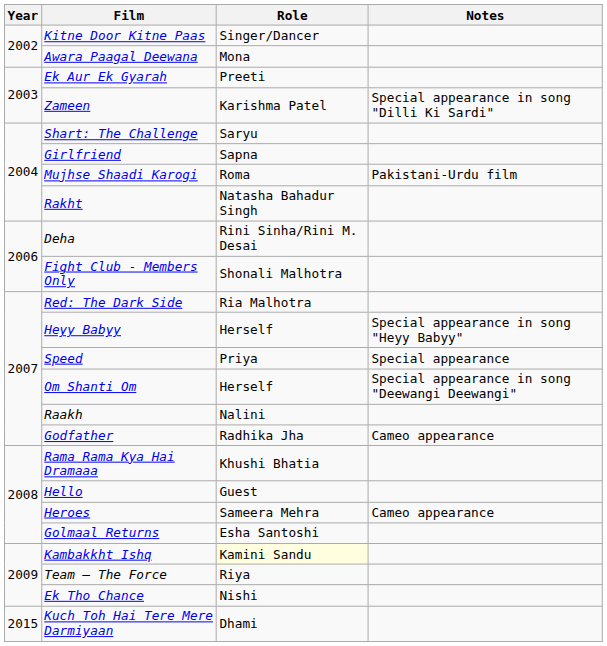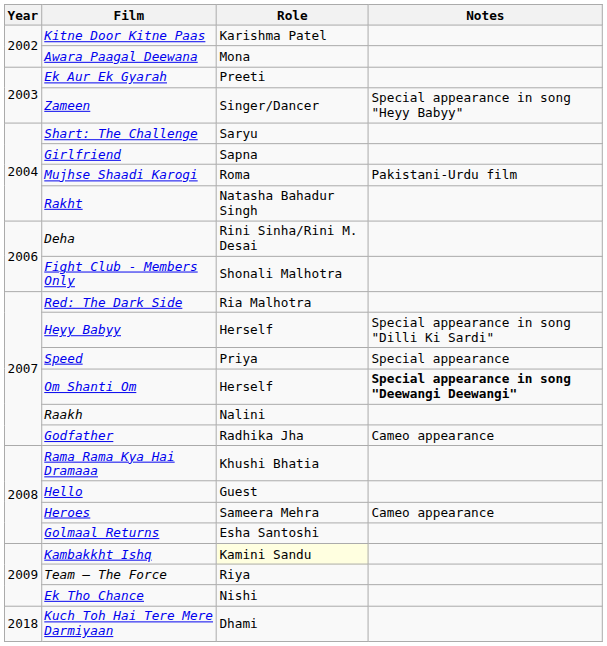(269, 36) Singer/Dancer -> (273, 36) Karishma Patel
(273, 105) Karishma Patel -> (269, 105) Singer/Dancer
(471, 105) Special appearance in song "Dilli Ki Sardi" -> (471, 105) Special appearance in song "Heyy Babyy"
(471, 330) Special appearance in song "Heyy Babyy" -> (471, 330) Special appearance in song "Dilli Ki Sardi"
(471, 386) normal -> (471, 386) bold
(23, 623) 2015 -> (23, 623) 2018
